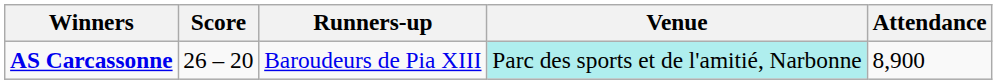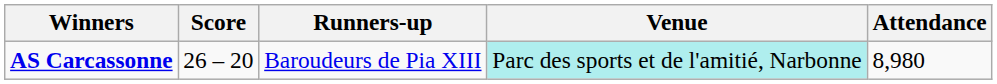(899, 60) 8,900 -> (899, 60) 8,980
